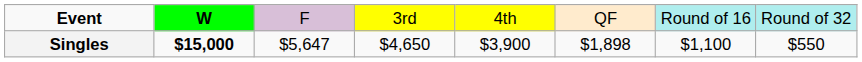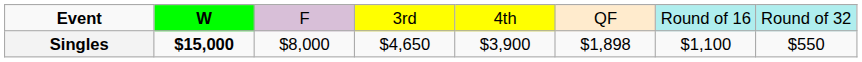(304, 44) $5,647 -> (304, 44) $8,000
